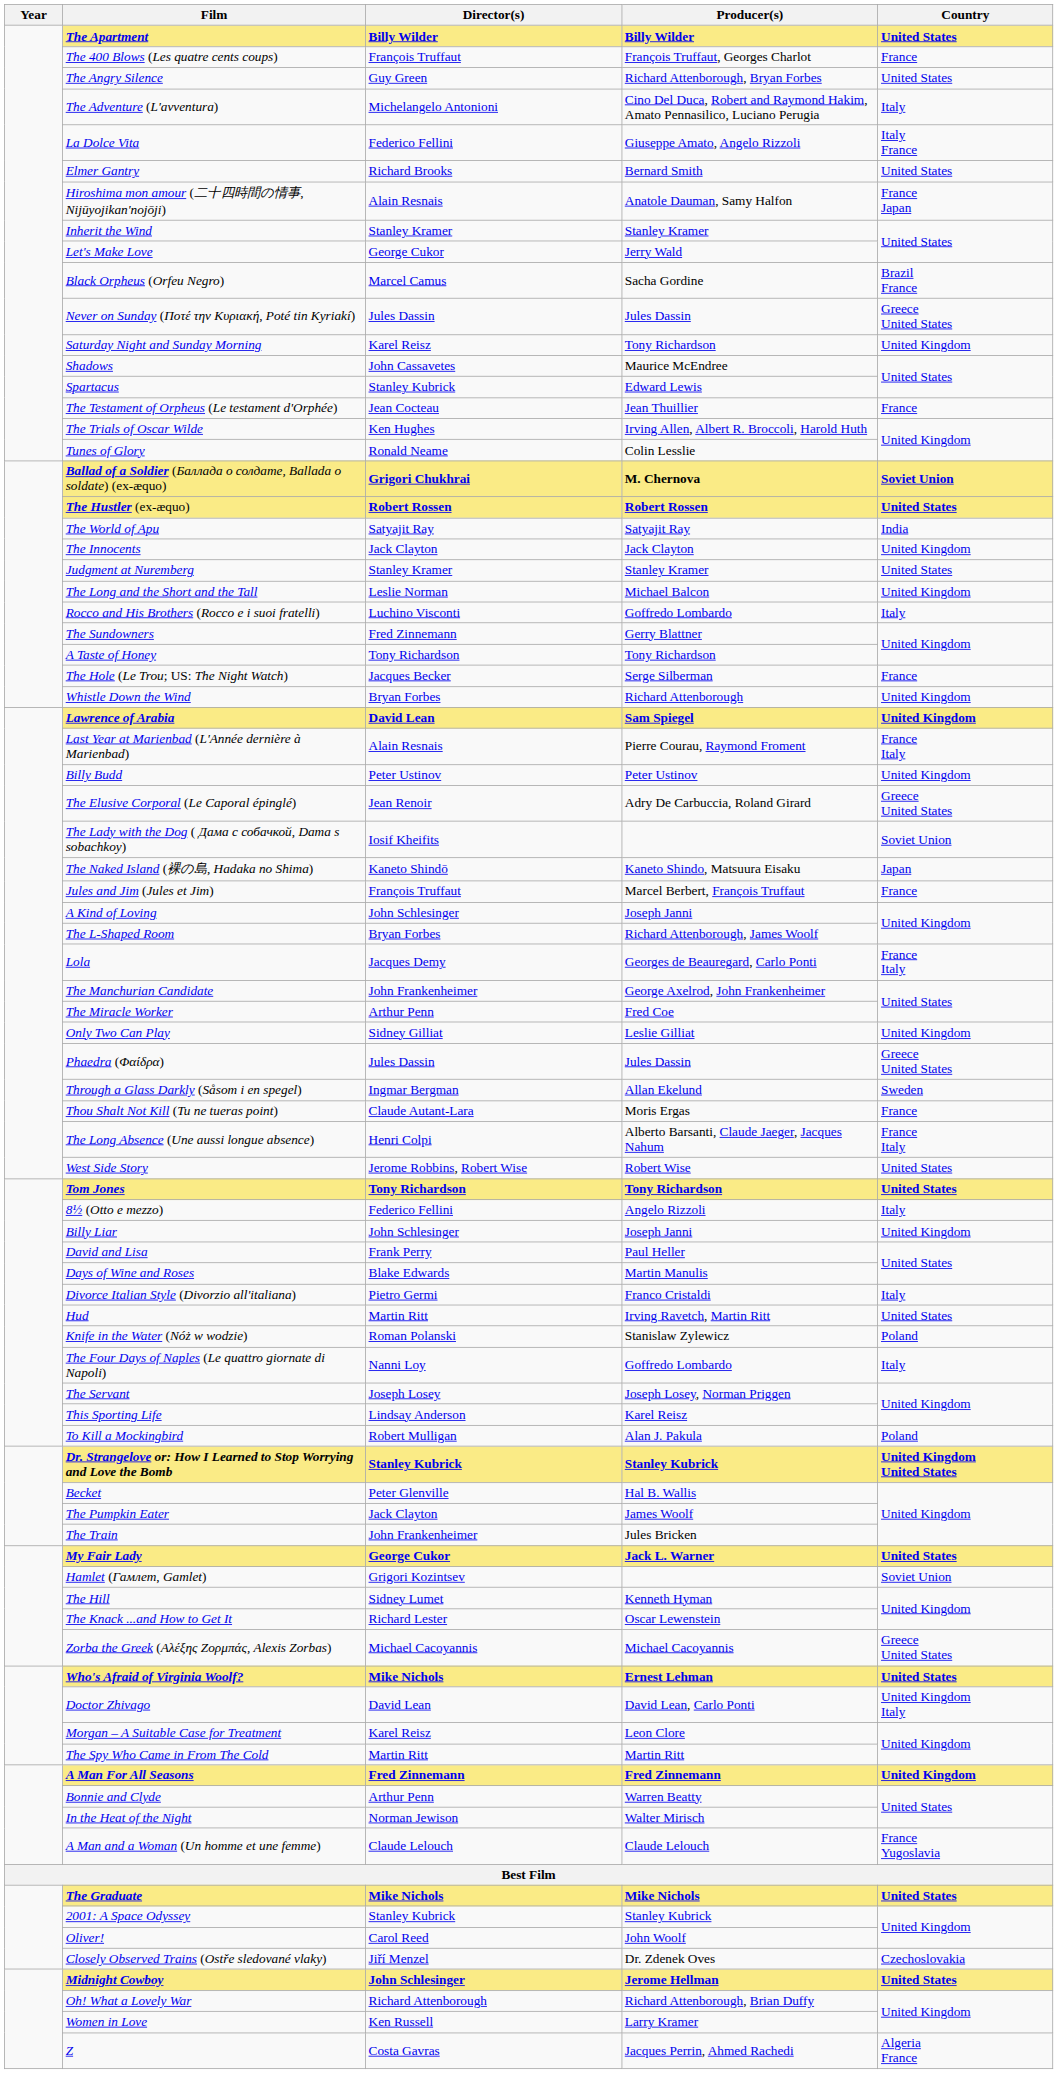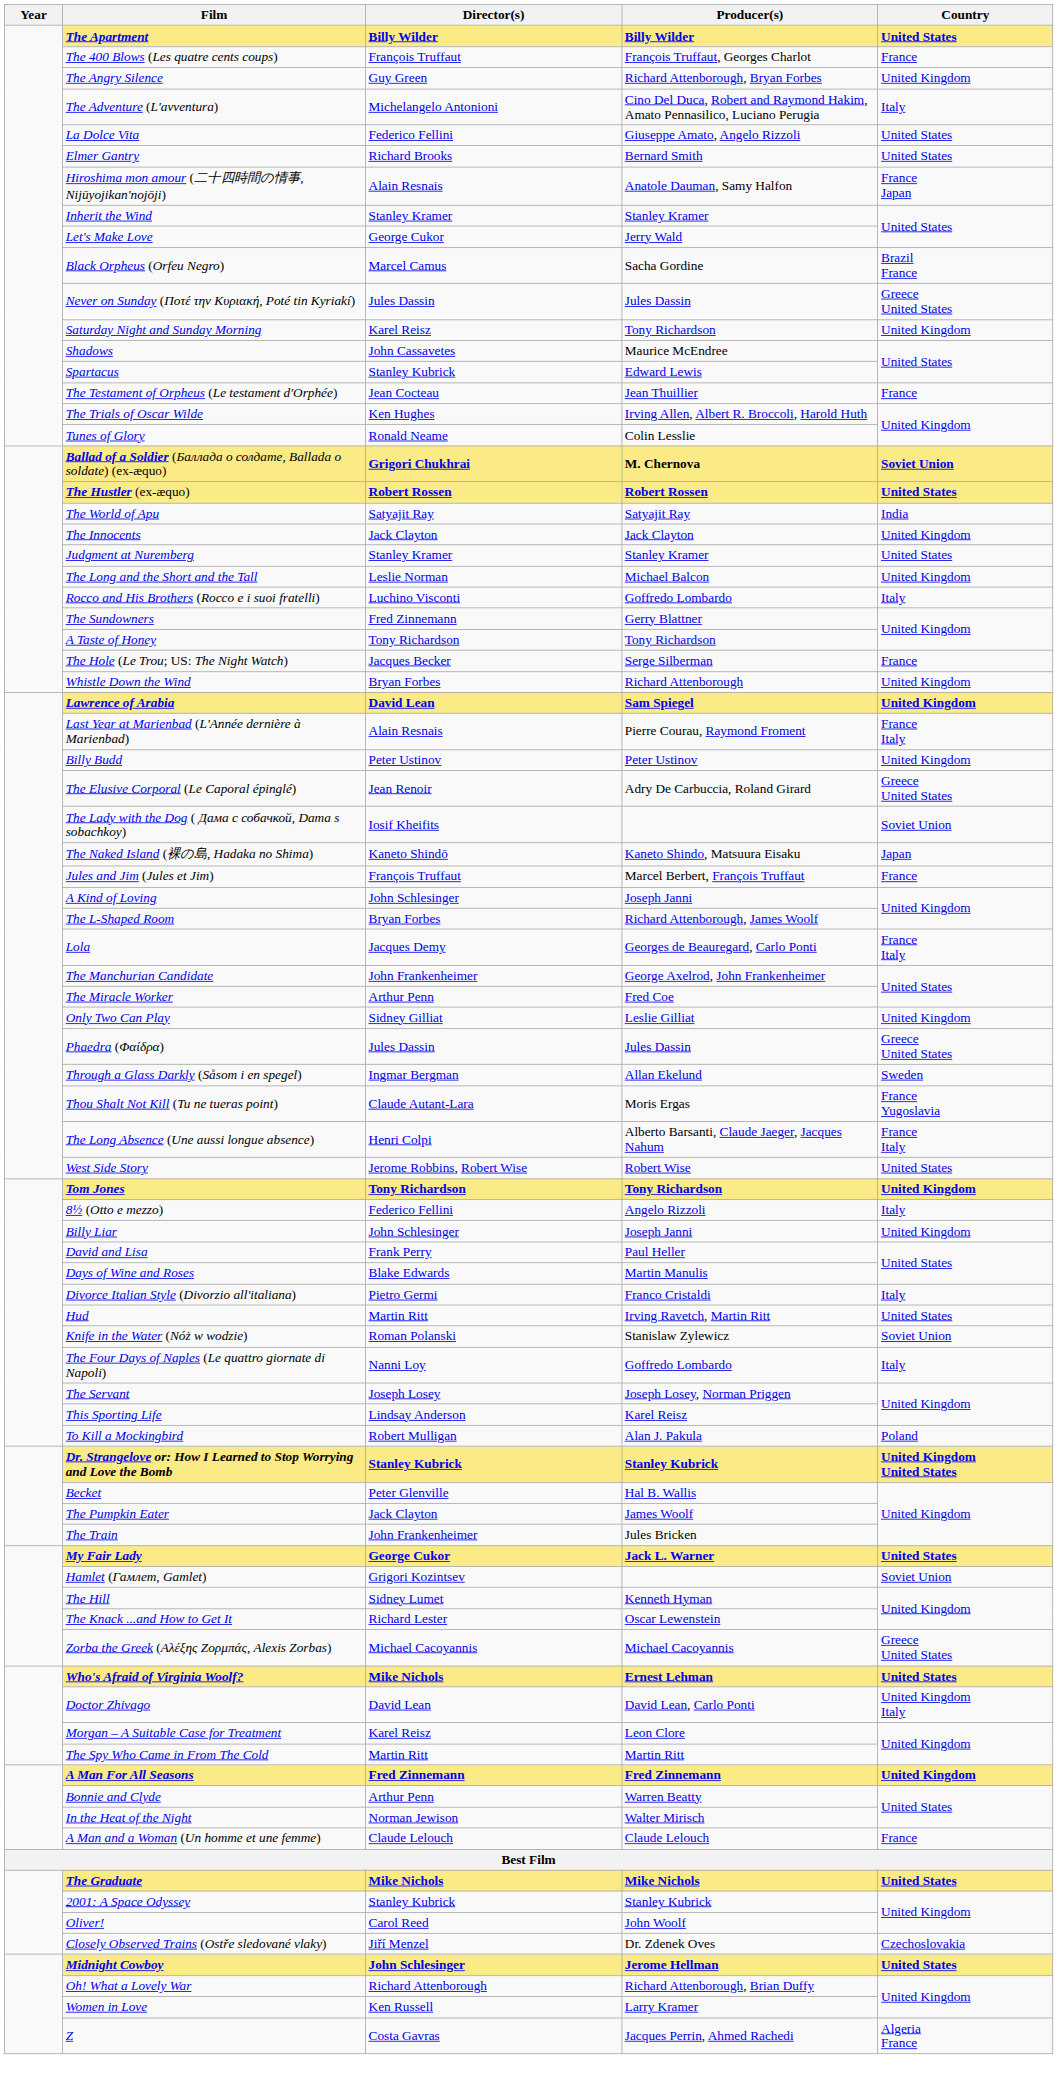(917, 78) United States -> (926, 78) United Kingdom
(899, 142) Italy France -> (917, 135) United States
(899, 1111) France -> (911, 1103) France Yugoslavia
(919, 1189) United States -> (928, 1189) United Kingdom
(899, 1336) Poland -> (916, 1336) Soviet Union
(911, 1846) France Yugoslavia -> (899, 1838) France
